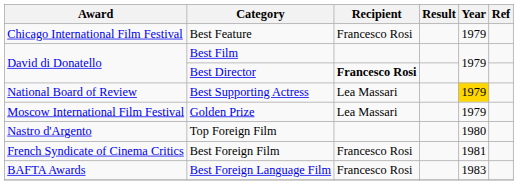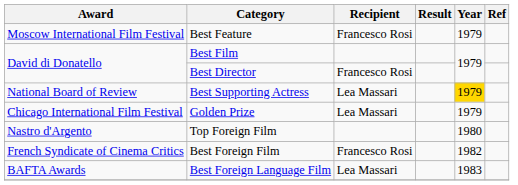(95, 33) Chicago International Film Festival -> (96, 33) Moscow International Film Festival
(377, 72) bold -> (375, 72) normal
(96, 111) Moscow International Film Festival -> (95, 111) Chicago International Film Festival
(474, 151) 1981 -> (470, 151) 1982
(375, 170) Francesco Rosi -> (367, 170) Lea Massari
